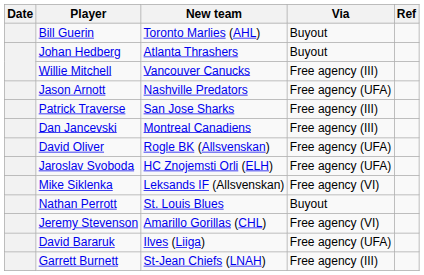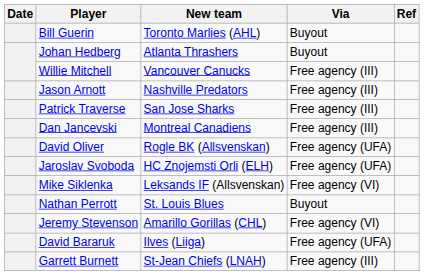(341, 90) Free agency (UFA) -> (334, 90) Free agency (III)
